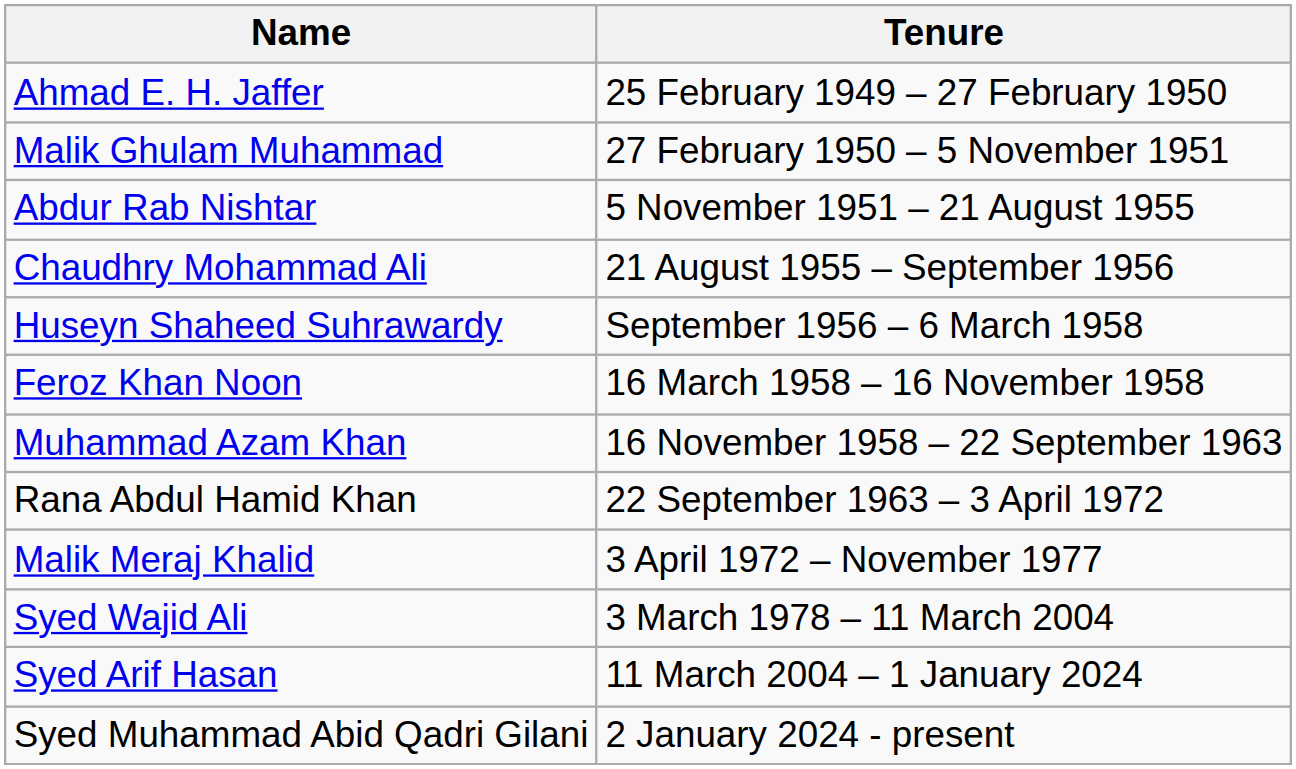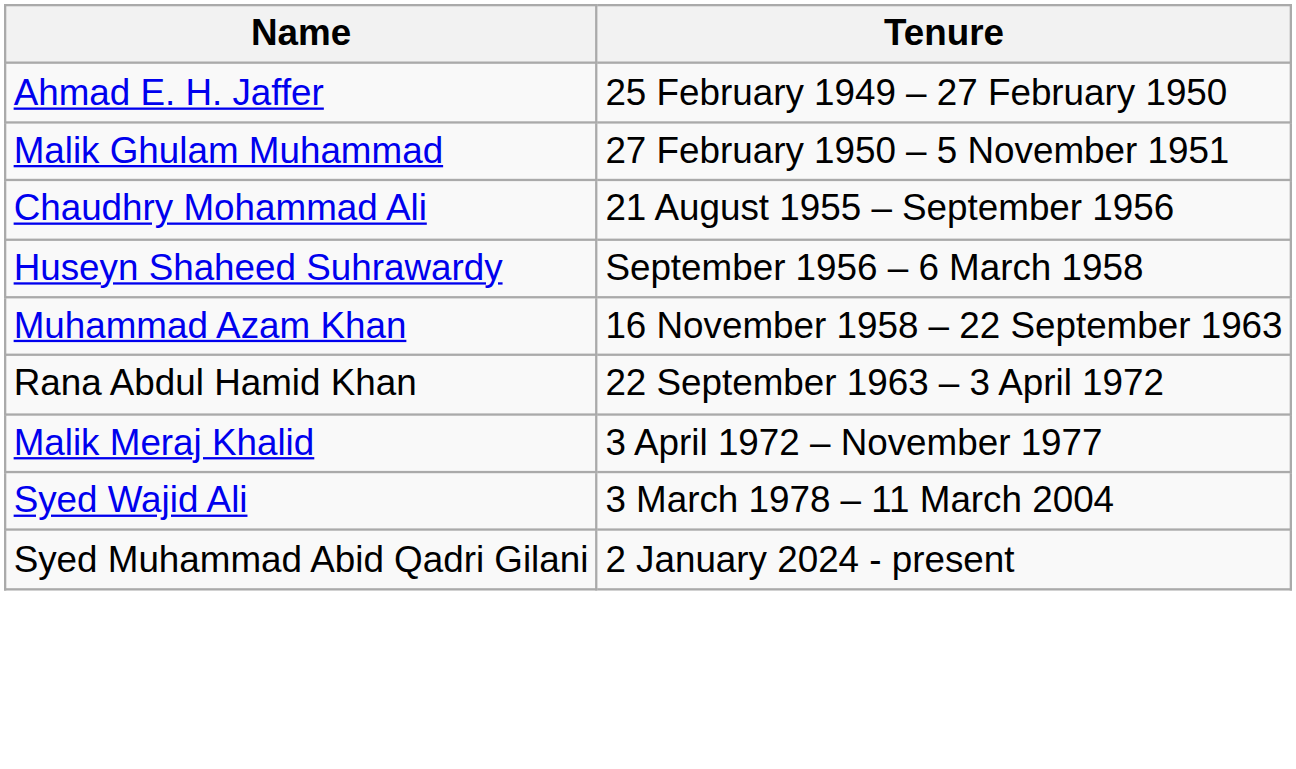- row: (165, 208)
- row: (158, 383)
- row: (146, 675)
